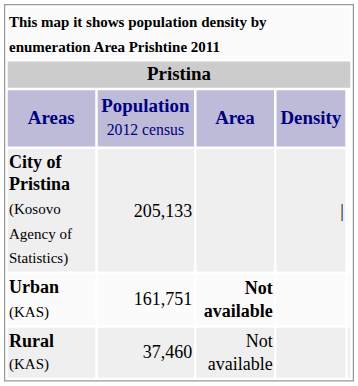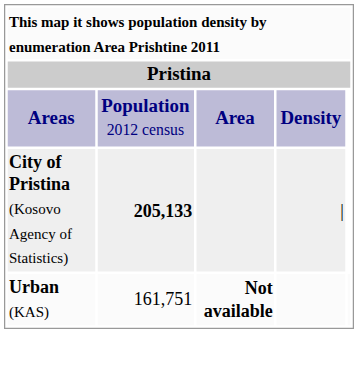(163, 210) normal -> (163, 210) bold
- row: (31, 351)
